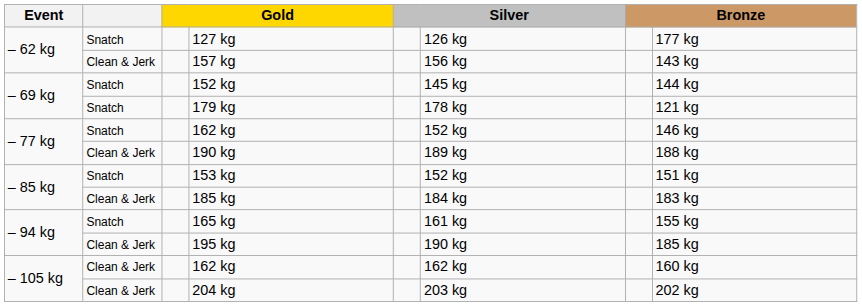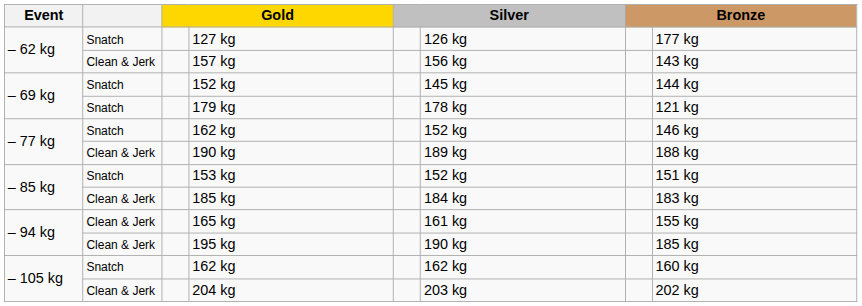(105, 222) Snatch -> (121, 222) Clean & Jerk
(121, 268) Clean & Jerk -> (105, 268) Snatch
